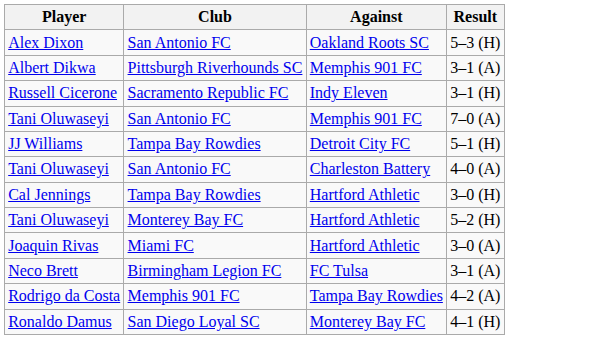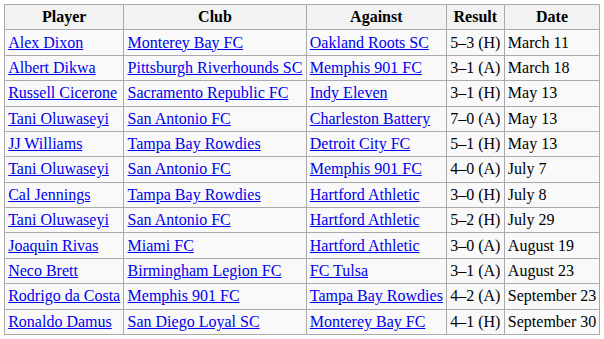+ column: (552, 17)
(179, 42) San Antonio FC -> (185, 42) Monterey Bay FC
(366, 118) Memphis 901 FC -> (370, 118) Charleston Battery
(370, 169) Charleston Battery -> (366, 169) Memphis 901 FC
(185, 220) Monterey Bay FC -> (179, 220) San Antonio FC
